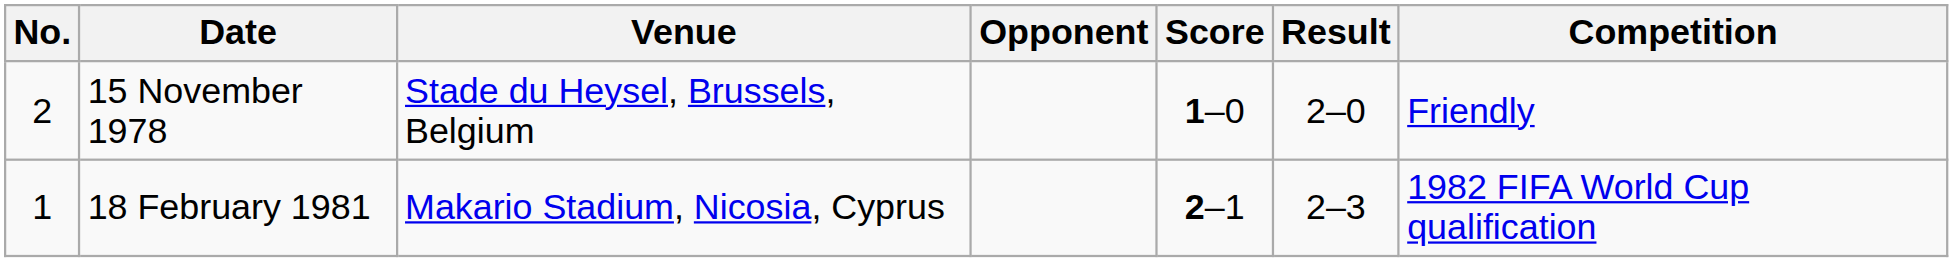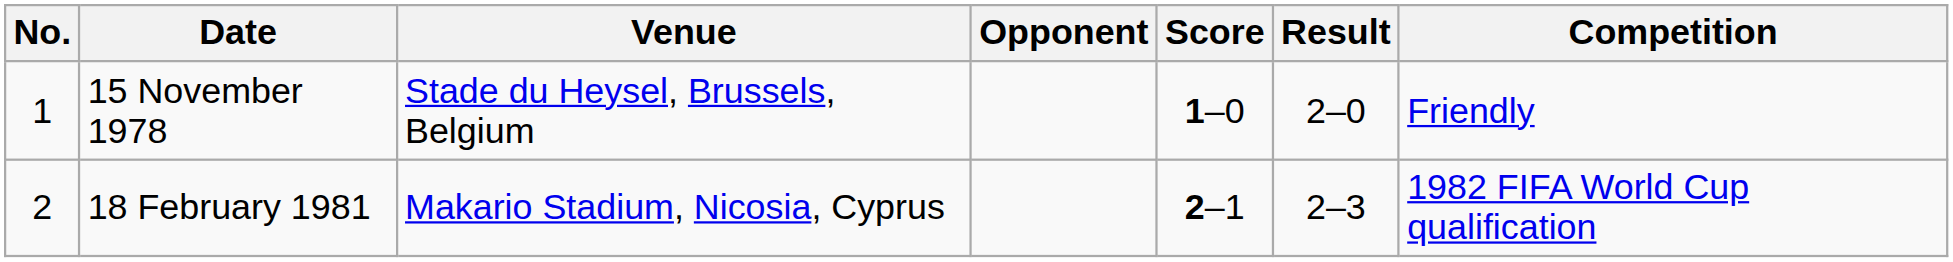(42, 109) 2 -> (42, 109) 1
(42, 207) 1 -> (42, 207) 2
